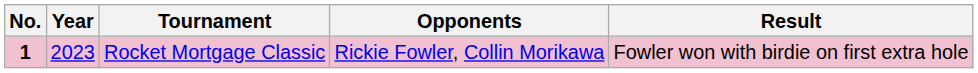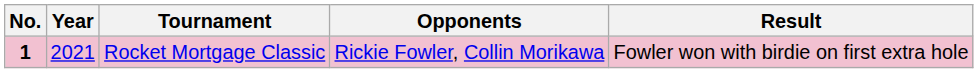(73, 52) 2023 -> (73, 52) 2021
